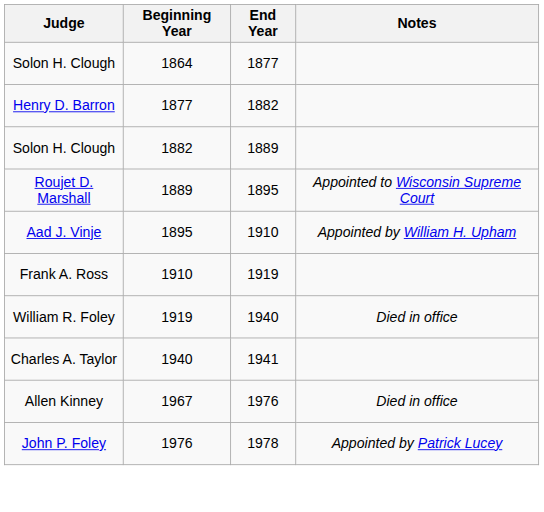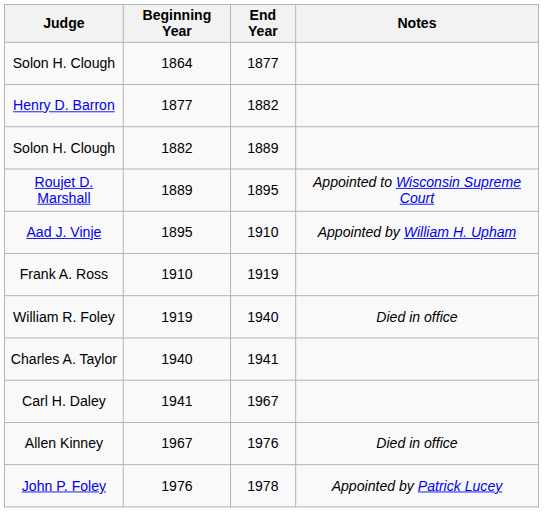+ row: (64, 401)
